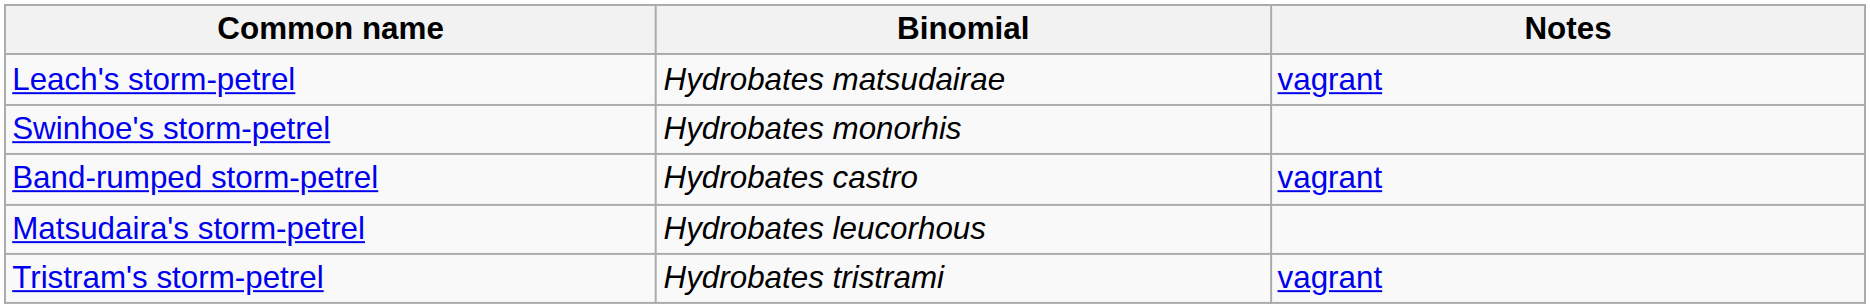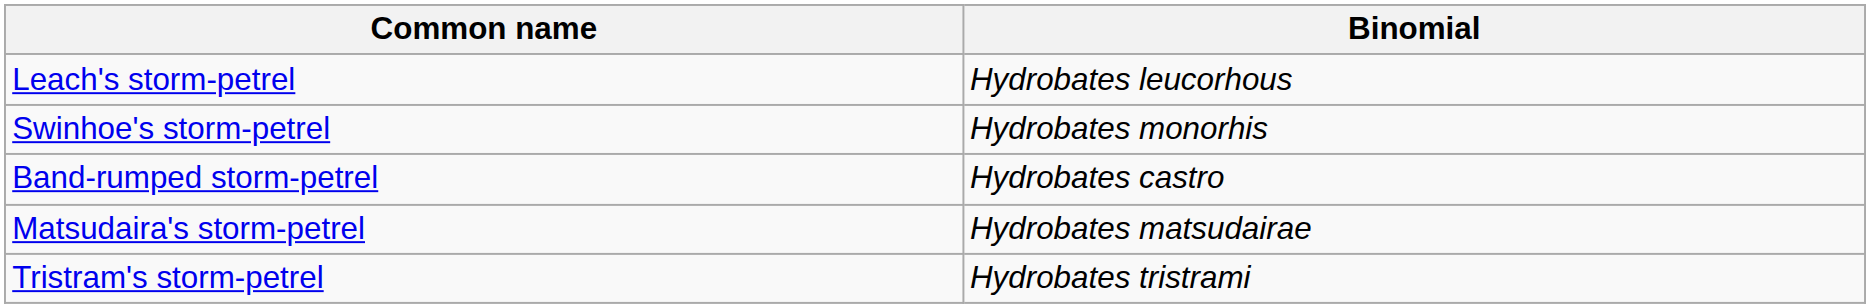- column: (1568, 29)
(834, 79) Hydrobates matsudairae -> (1131, 79) Hydrobates leucorhous
(825, 228) Hydrobates leucorhous -> (1141, 228) Hydrobates matsudairae
